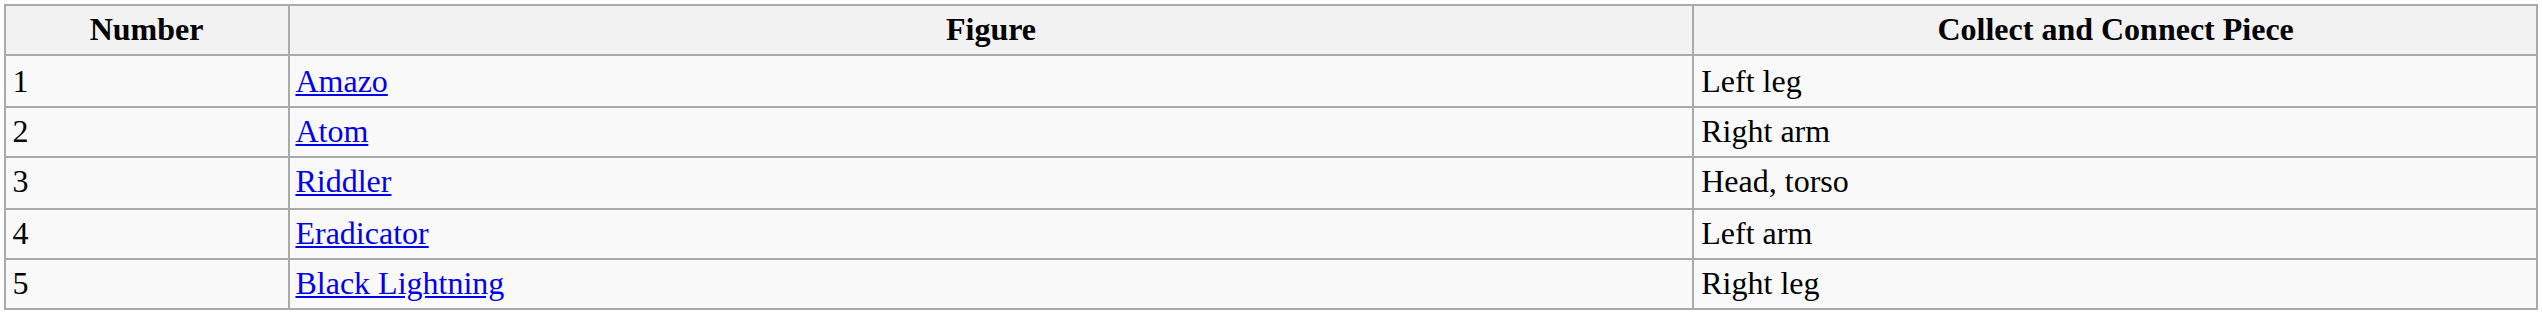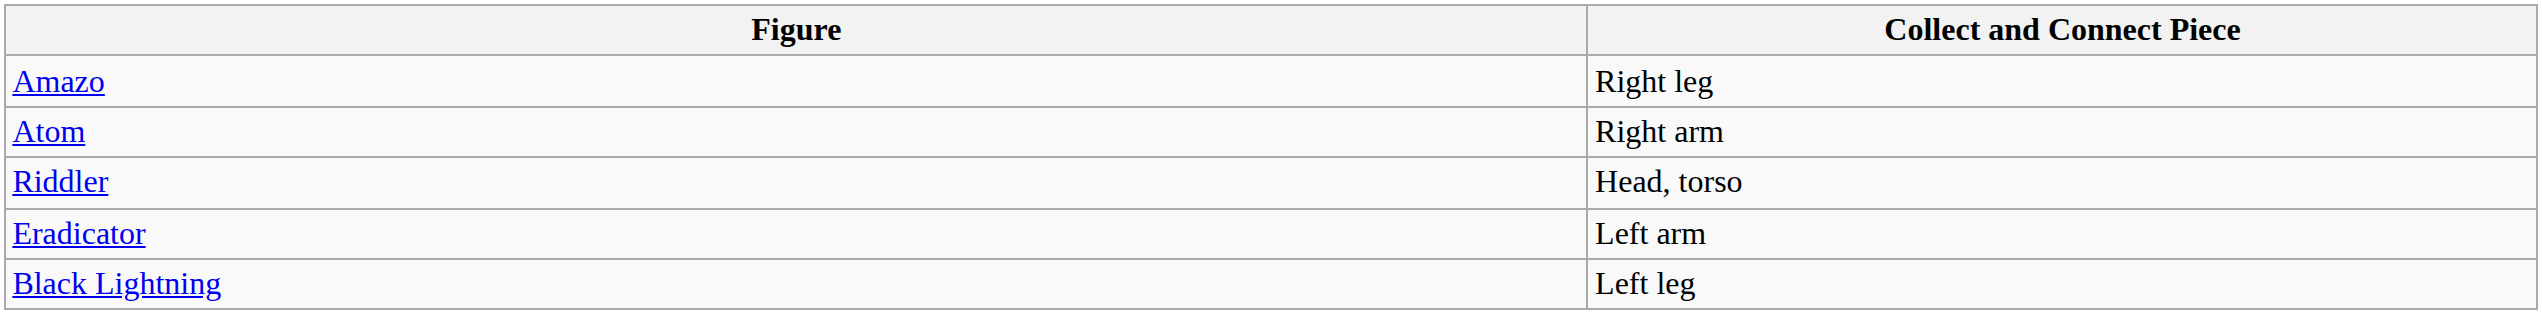- column: (147, 29)
(1751, 80) Left leg -> (1654, 80) Right leg
(1760, 283) Right leg -> (1645, 283) Left leg
